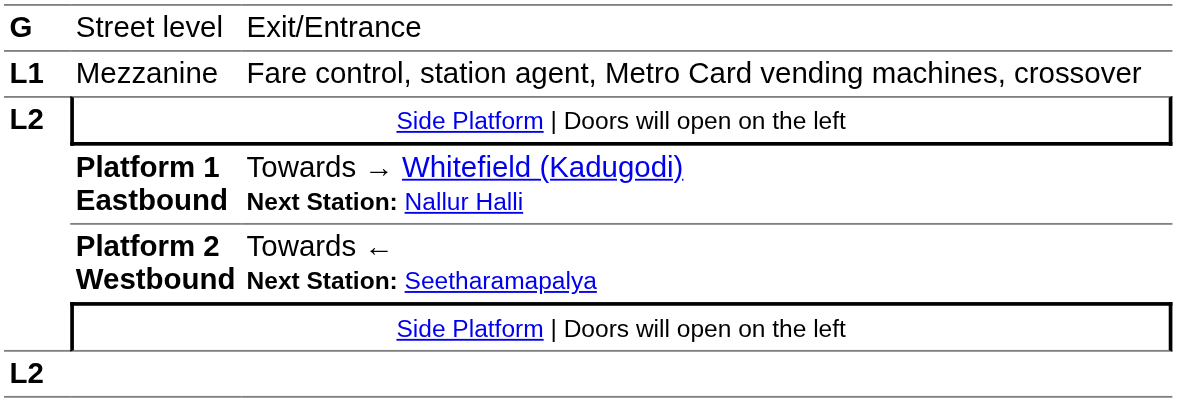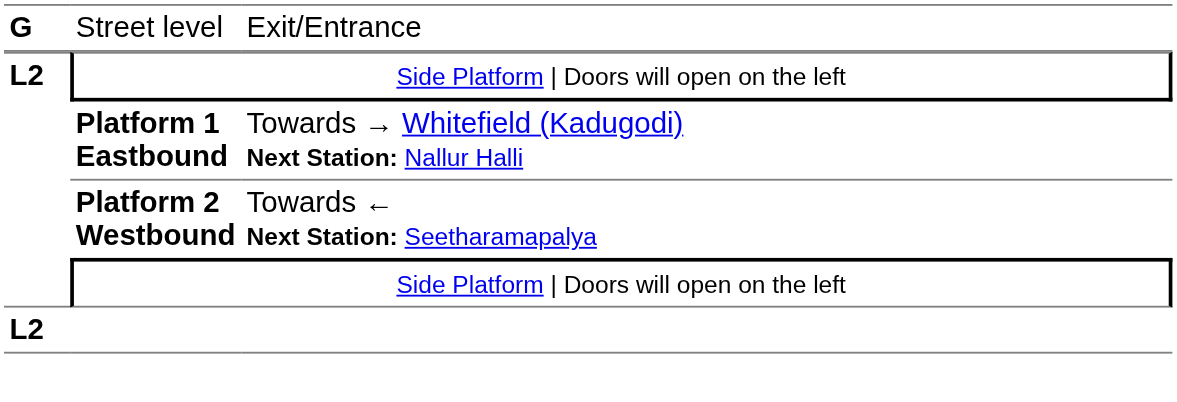- row: (147, 73)
